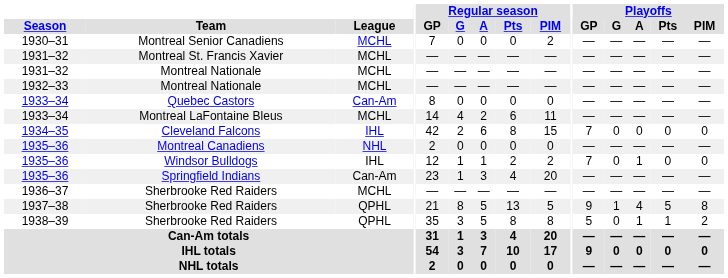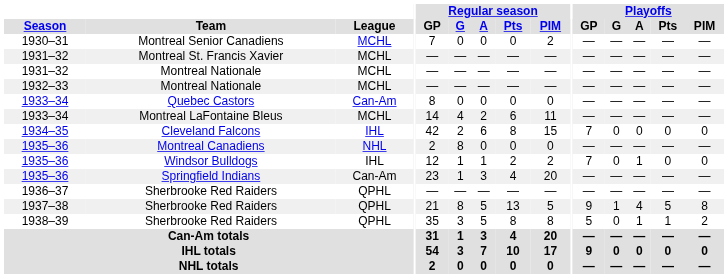(460, 146) 0 -> (460, 146) 8
(375, 191) MCHL -> (375, 191) QPHL
